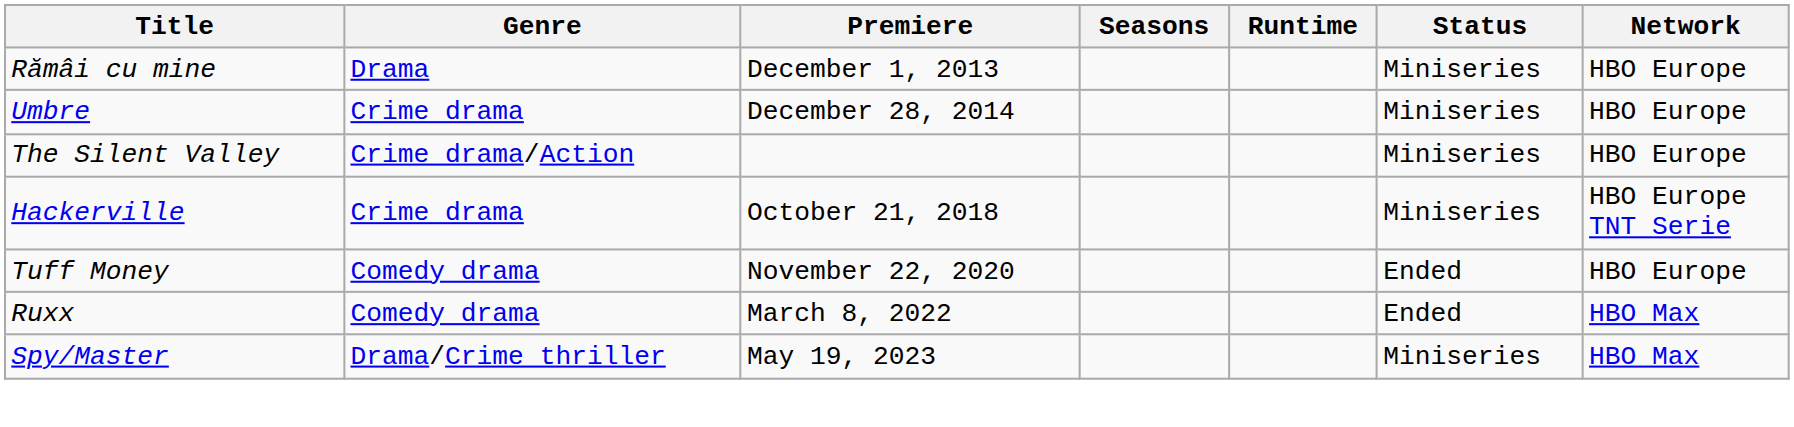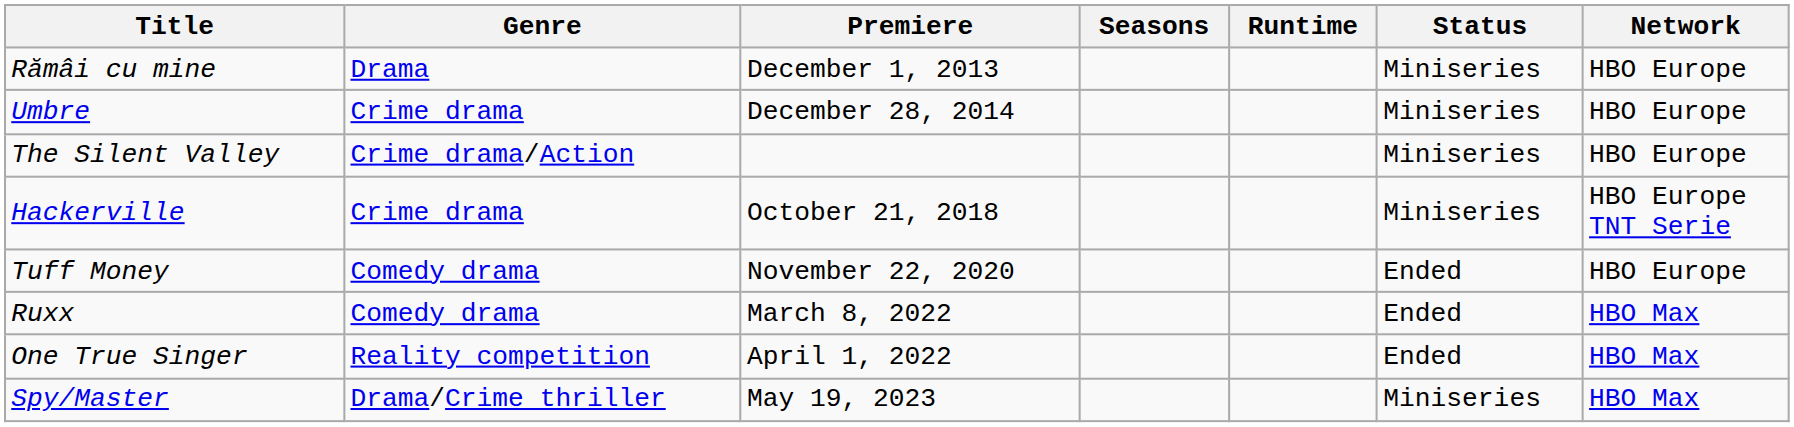+ row: (129, 356)
